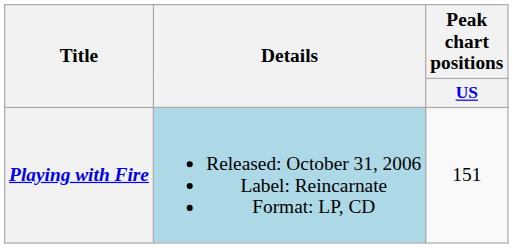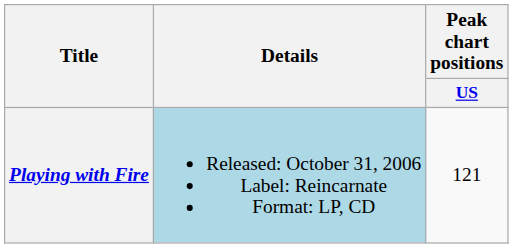(467, 174) 151 -> (467, 174) 121
